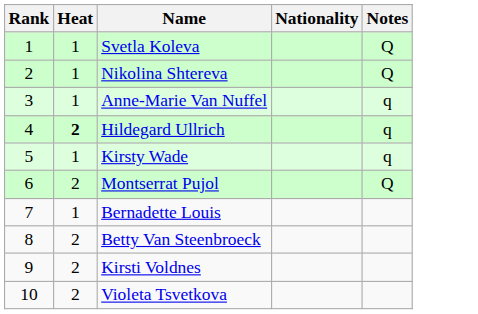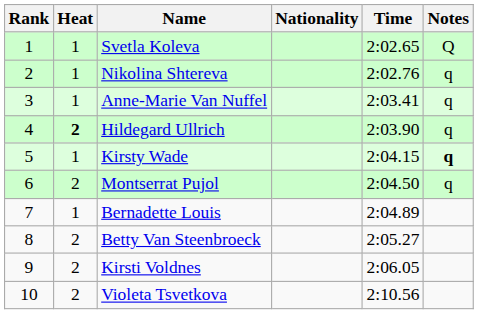+ column: (393, 18)
(387, 73) Q -> (448, 73) q
(387, 156) normal -> (448, 156) bold
(387, 184) Q -> (448, 184) q
